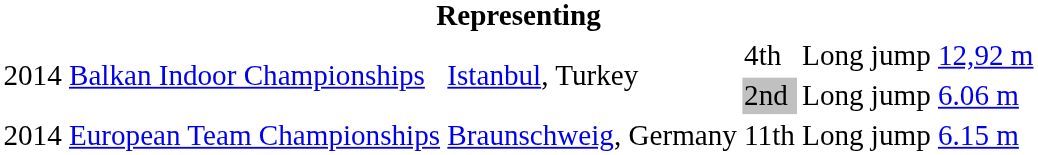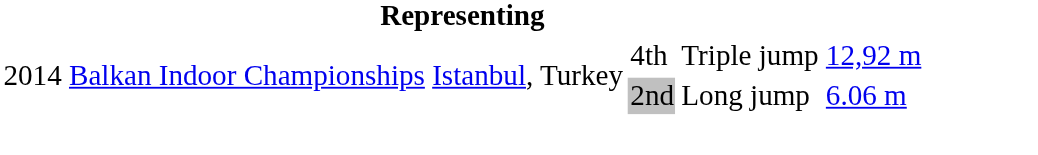(866, 55) Long jump -> (750, 55) Triple jump
- row: (769, 135)
